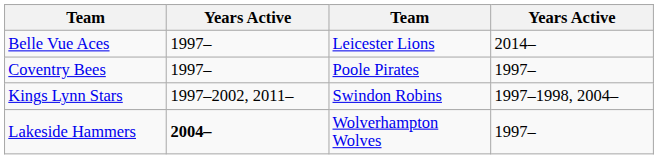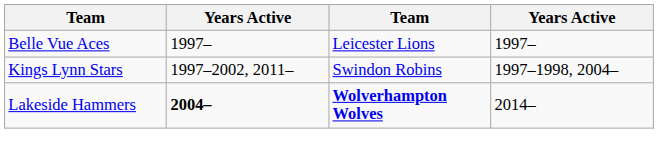(515, 43) 2014– -> (515, 43) 1997–
- row: (57, 69)
(385, 131) normal -> (390, 105) bold
(515, 131) 1997– -> (515, 105) 2014–
